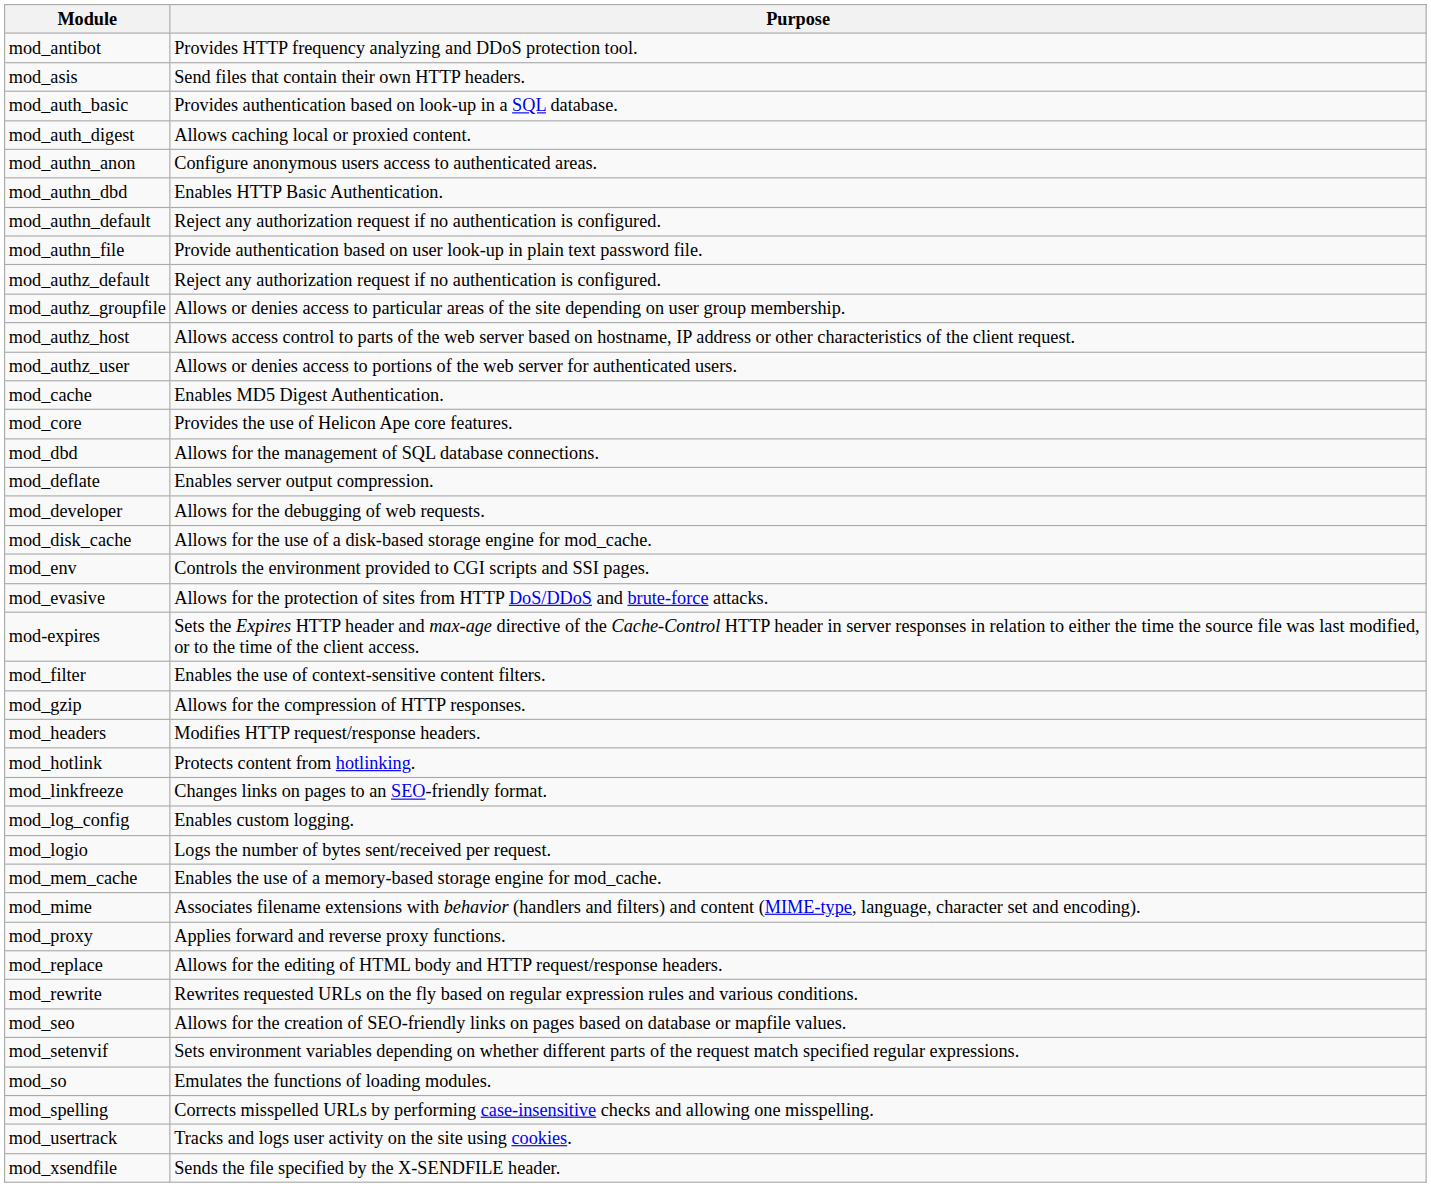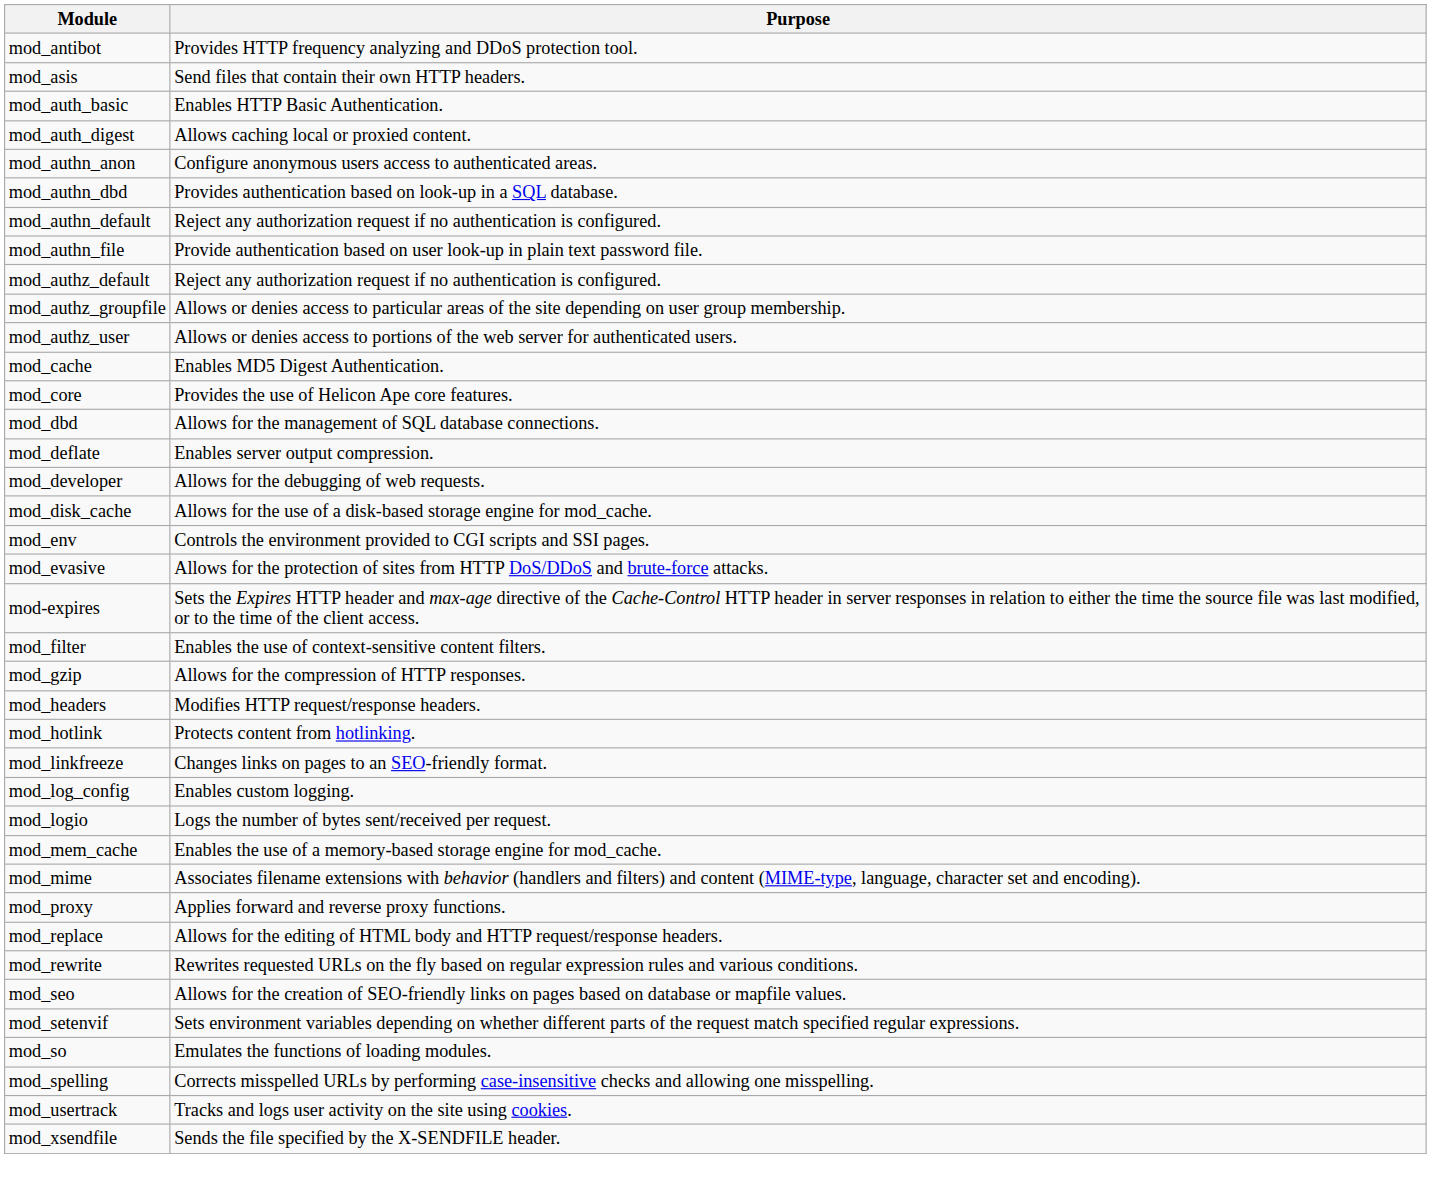(396, 105) Provides authentication based on look-up in a SQL database. -> (309, 105) Enables HTTP Basic Authentication.
(309, 192) Enables HTTP Basic Authentication. -> (396, 192) Provides authentication based on look-up in a SQL database.
- row: (69, 337)
